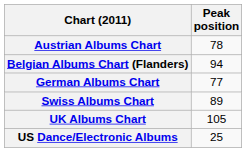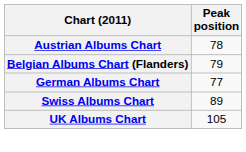(216, 63) 94 -> (216, 63) 79
- row: (98, 138)
